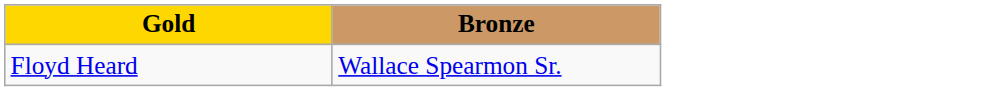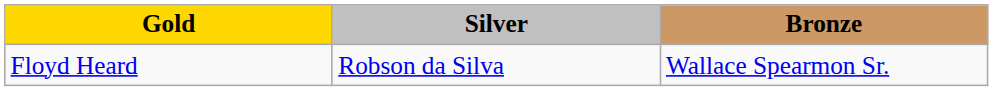+ column: (496, 24)
